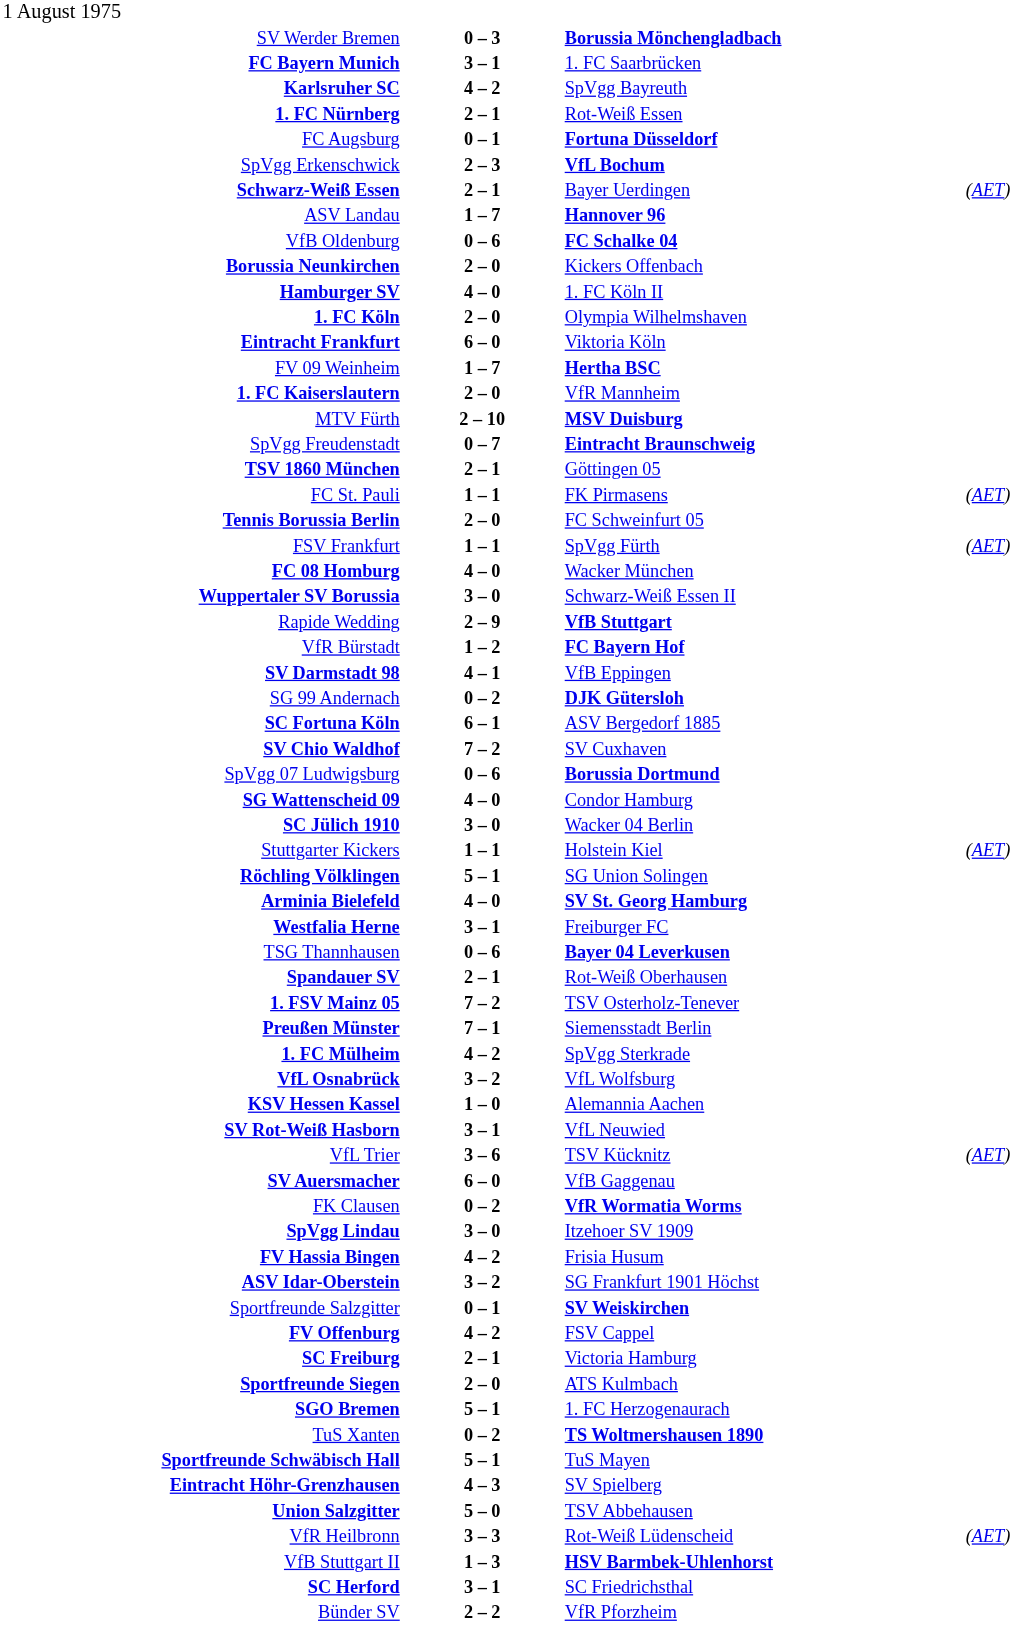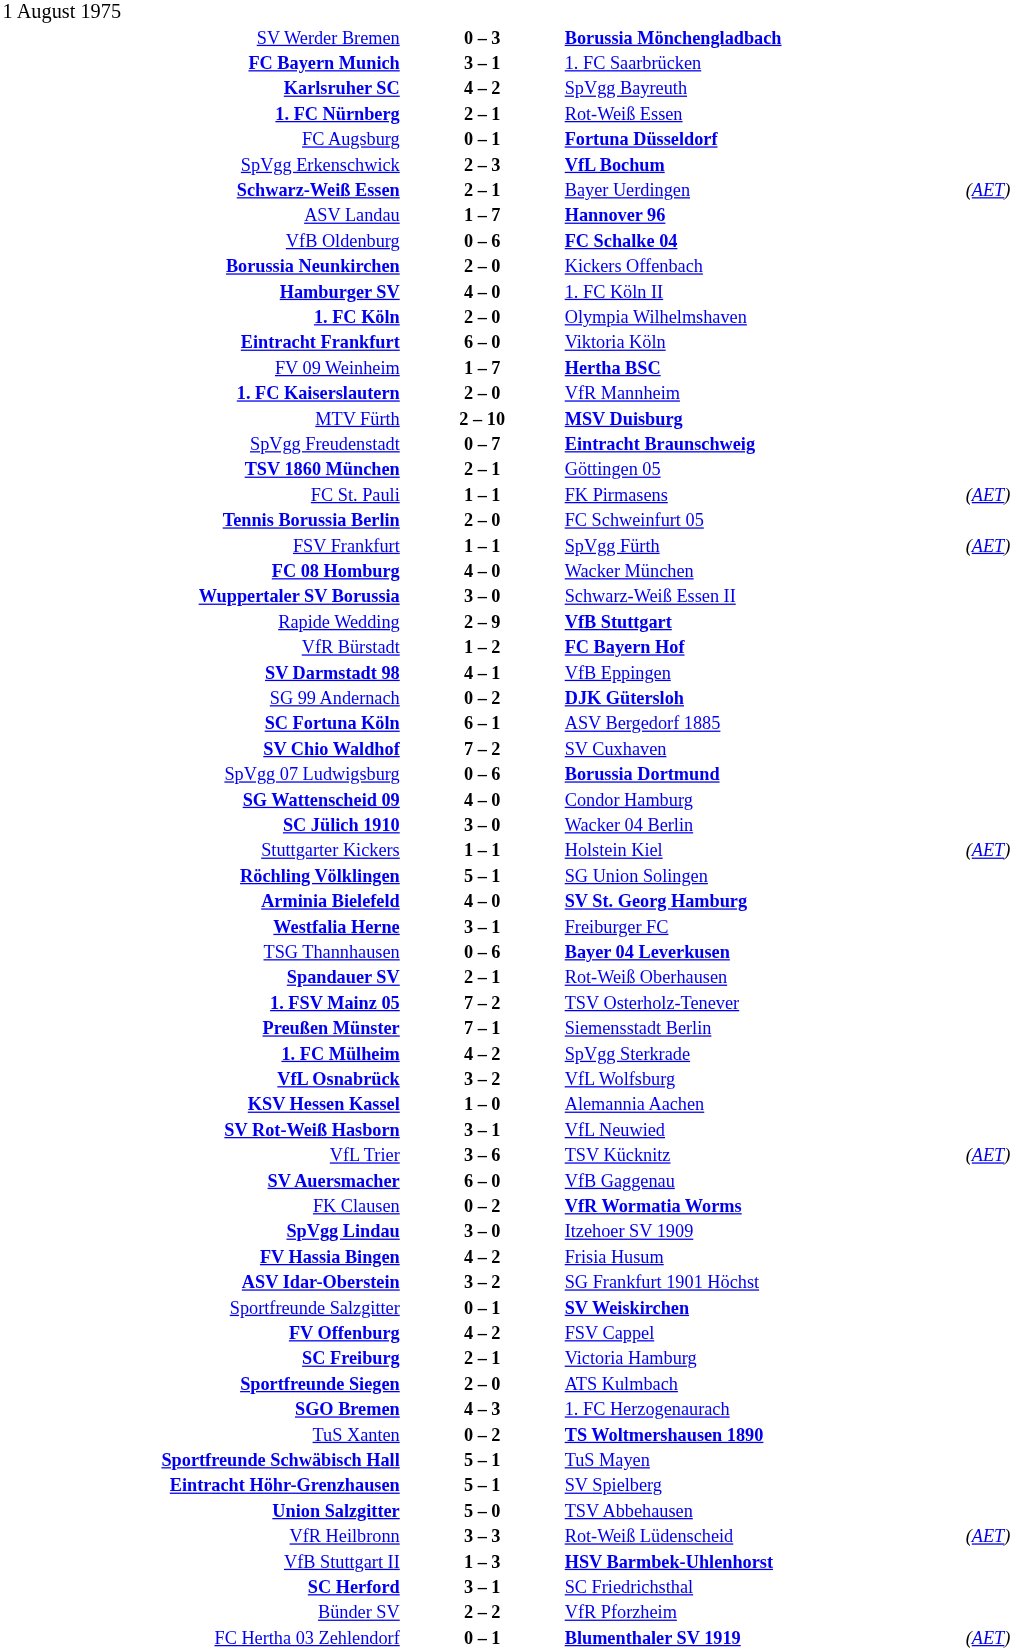(482, 1409) 5 – 1 -> (482, 1409) 4 – 3
(482, 1485) 4 – 3 -> (482, 1485) 5 – 1
+ row: (307, 1637)
